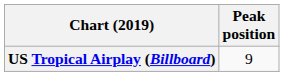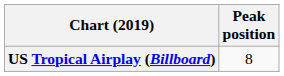(249, 58) 9 -> (249, 58) 8
